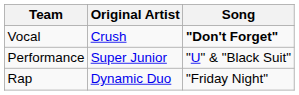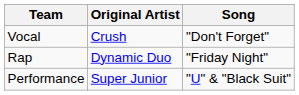(232, 36) bold -> (228, 36) normal
rows swapped: (20, 79) <-> (46, 57)
